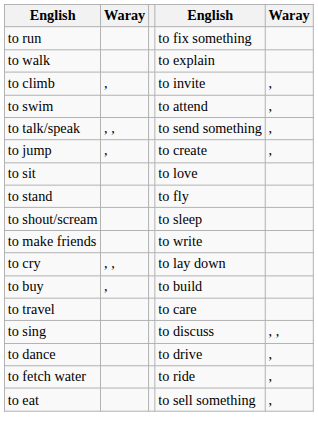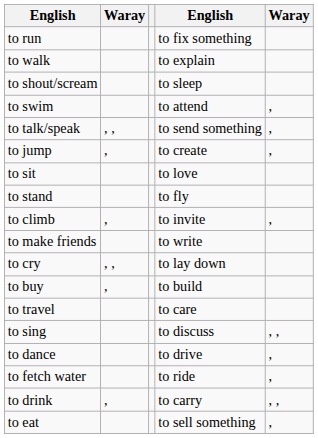rows swapped: (31, 83) <-> (53, 219)
+ row: (30, 399)
